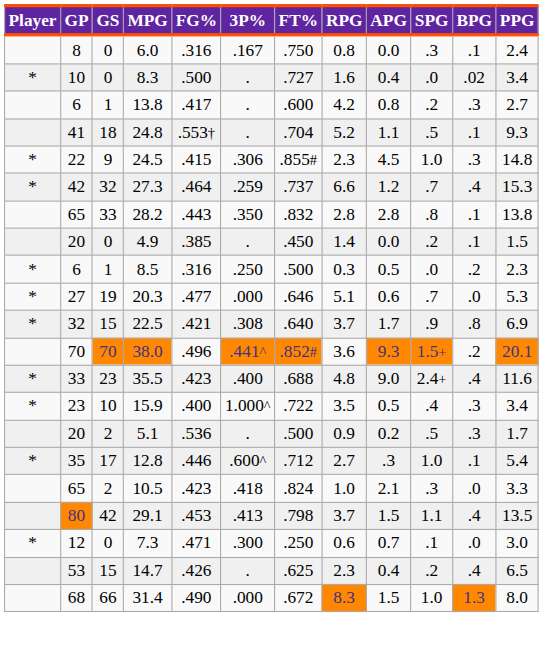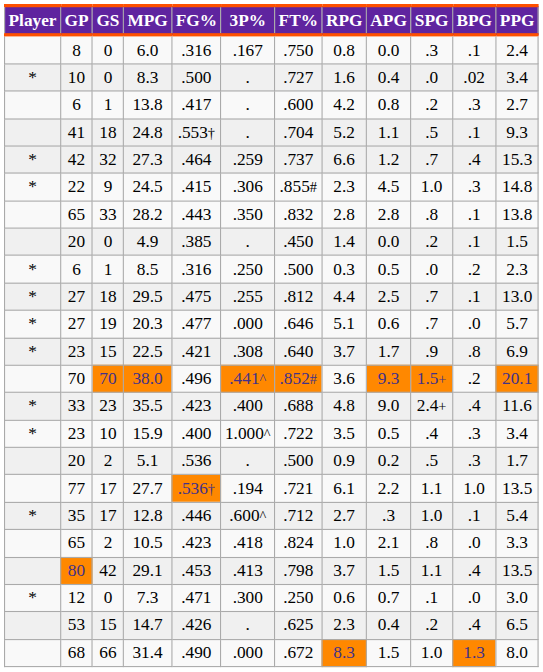rows swapped: (148, 159) <-> (148, 186)
+ row: (148, 296)
(517, 296) 5.3 -> (517, 323) 5.7
(76, 323) 32 -> (76, 351) 23
+ row: (148, 488)
(432, 488) .3 -> (432, 543) .8
